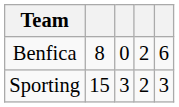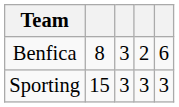(124, 53) 0 -> (124, 53) 3
(144, 85) 2 -> (144, 85) 3
